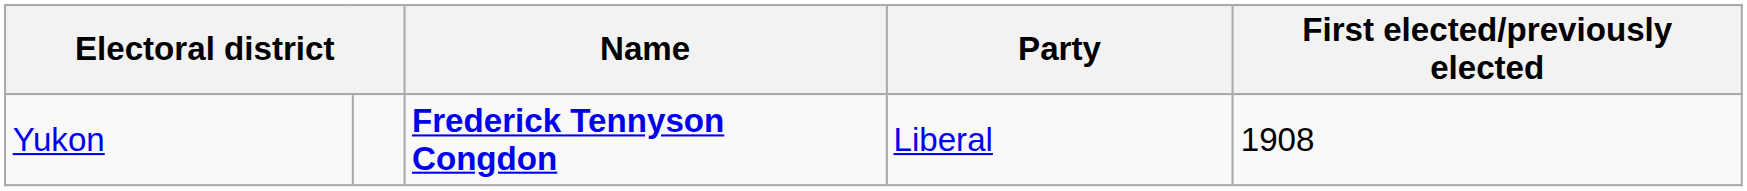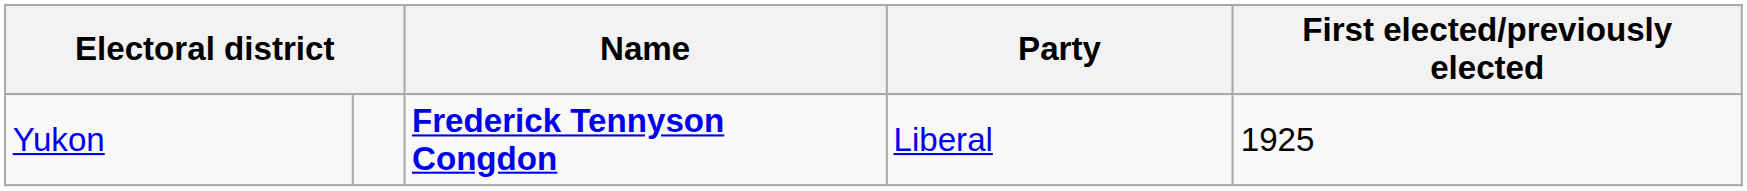(1278, 139) 1908 -> (1278, 139) 1925
